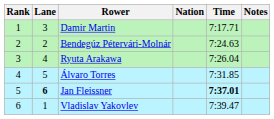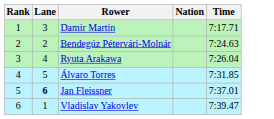- column: (256, 12)
(224, 91) bold -> (224, 91) normal
